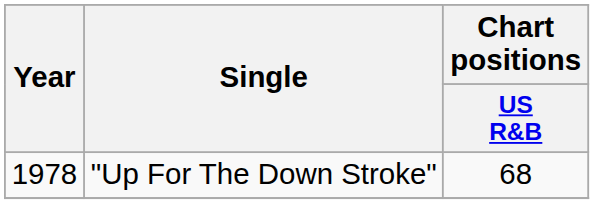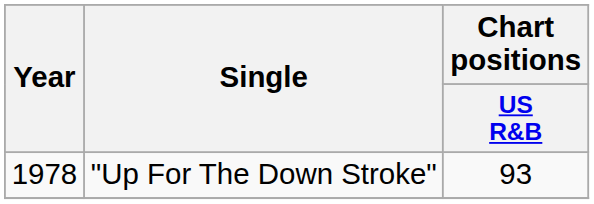(516, 174) 68 -> (516, 174) 93
